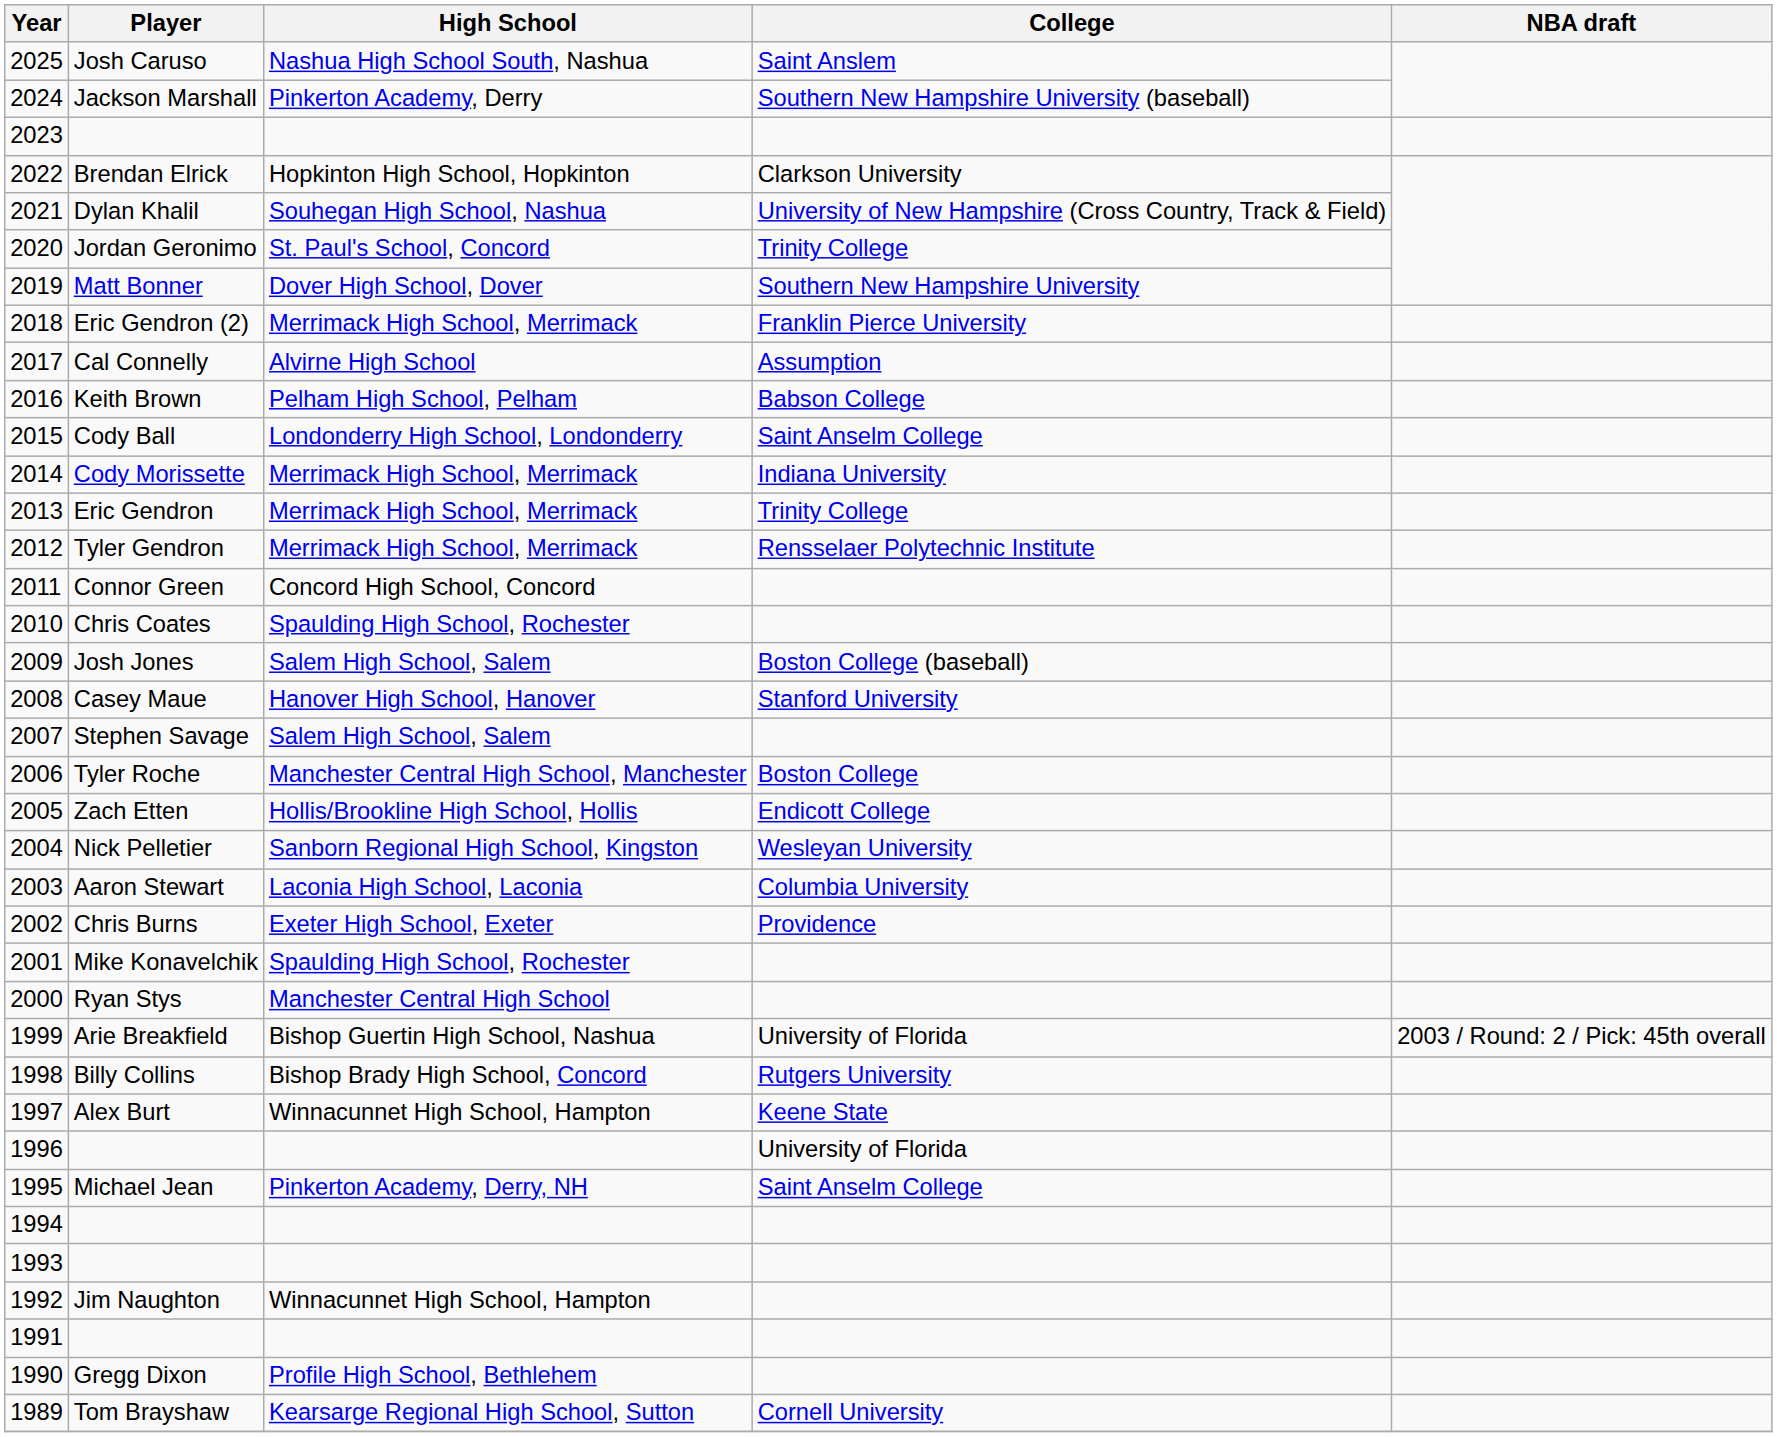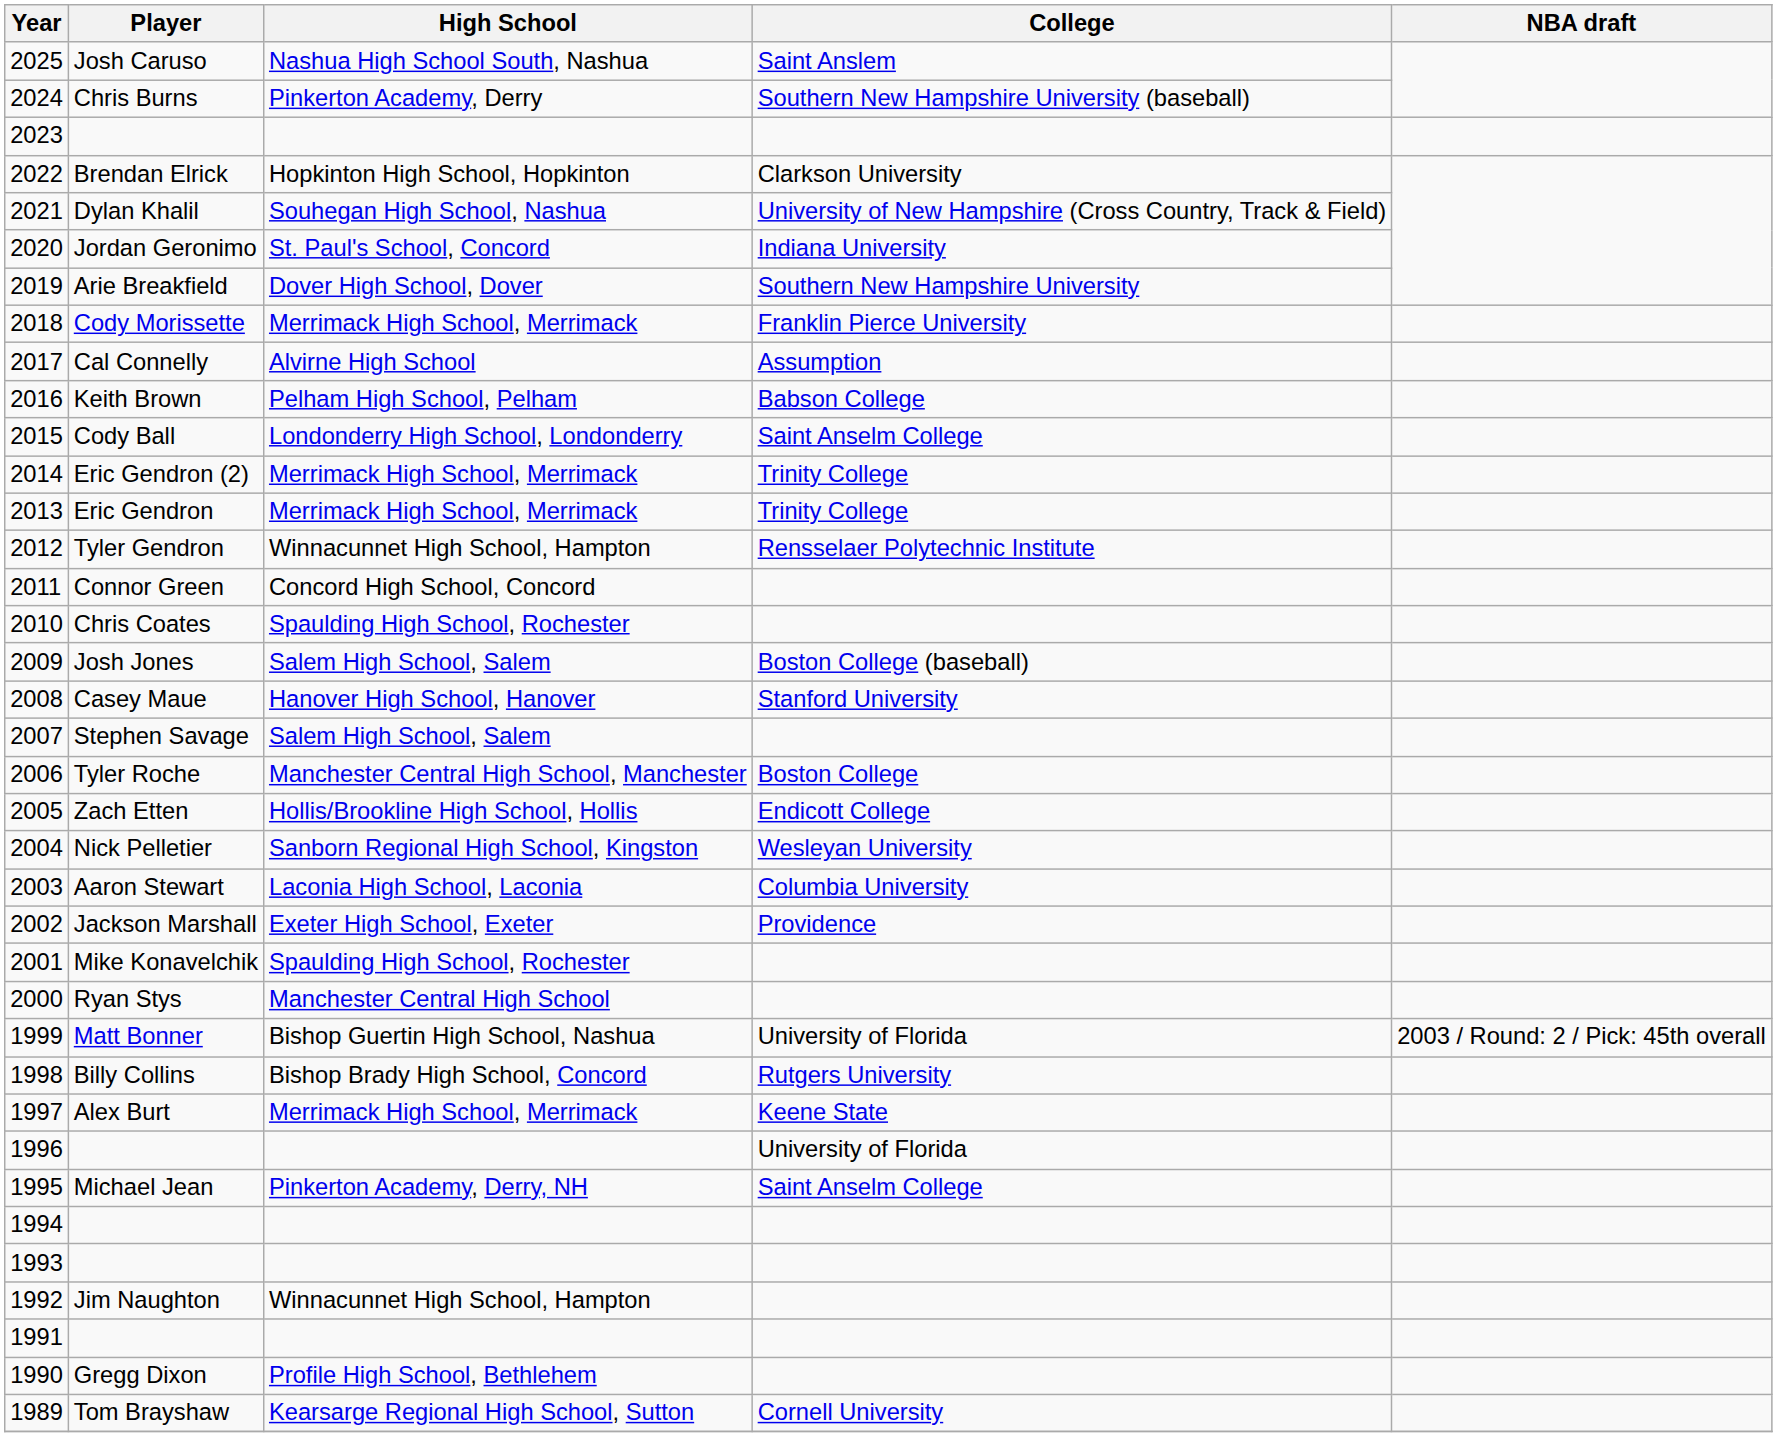(165, 98) Jackson Marshall -> (136, 98) Chris Burns
(833, 248) Trinity College -> (852, 248) Indiana University
(138, 286) Matt Bonner -> (151, 286) Arie Breakfield
(161, 323) Eric Gendron (2) -> (159, 323) Cody Morissette
(159, 473) Cody Morissette -> (161, 473) Eric Gendron (2)
(852, 473) Indiana University -> (833, 473) Trinity College
(453, 549) Merrimack High School, Merrimack -> (460, 549) Winnacunnet High School, Hampton
(136, 924) Chris Burns -> (165, 924) Jackson Marshall
(151, 1037) Arie Breakfield -> (138, 1037) Matt Bonner
(460, 1112) Winnacunnet High School, Hampton -> (453, 1112) Merrimack High School, Merrimack
